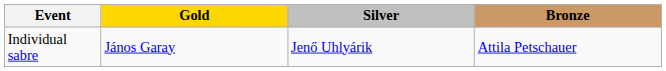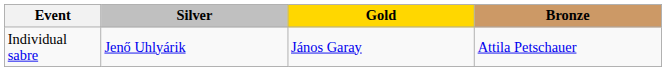columns swapped: (194, 15) <-> (381, 15)
